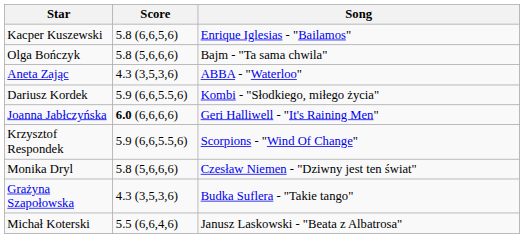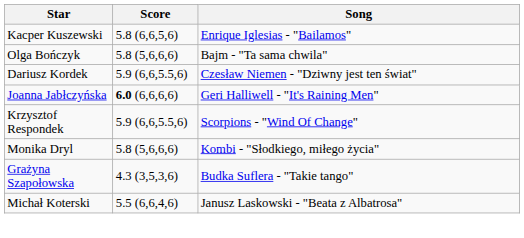- row: (38, 74)
(290, 94) Kombi - "Słodkiego, miłego życia" -> (309, 74) Czesław Niemen - "Dziwny jest ten świat"
(309, 169) Czesław Niemen - "Dziwny jest ten świat" -> (290, 149) Kombi - "Słodkiego, miłego życia"
